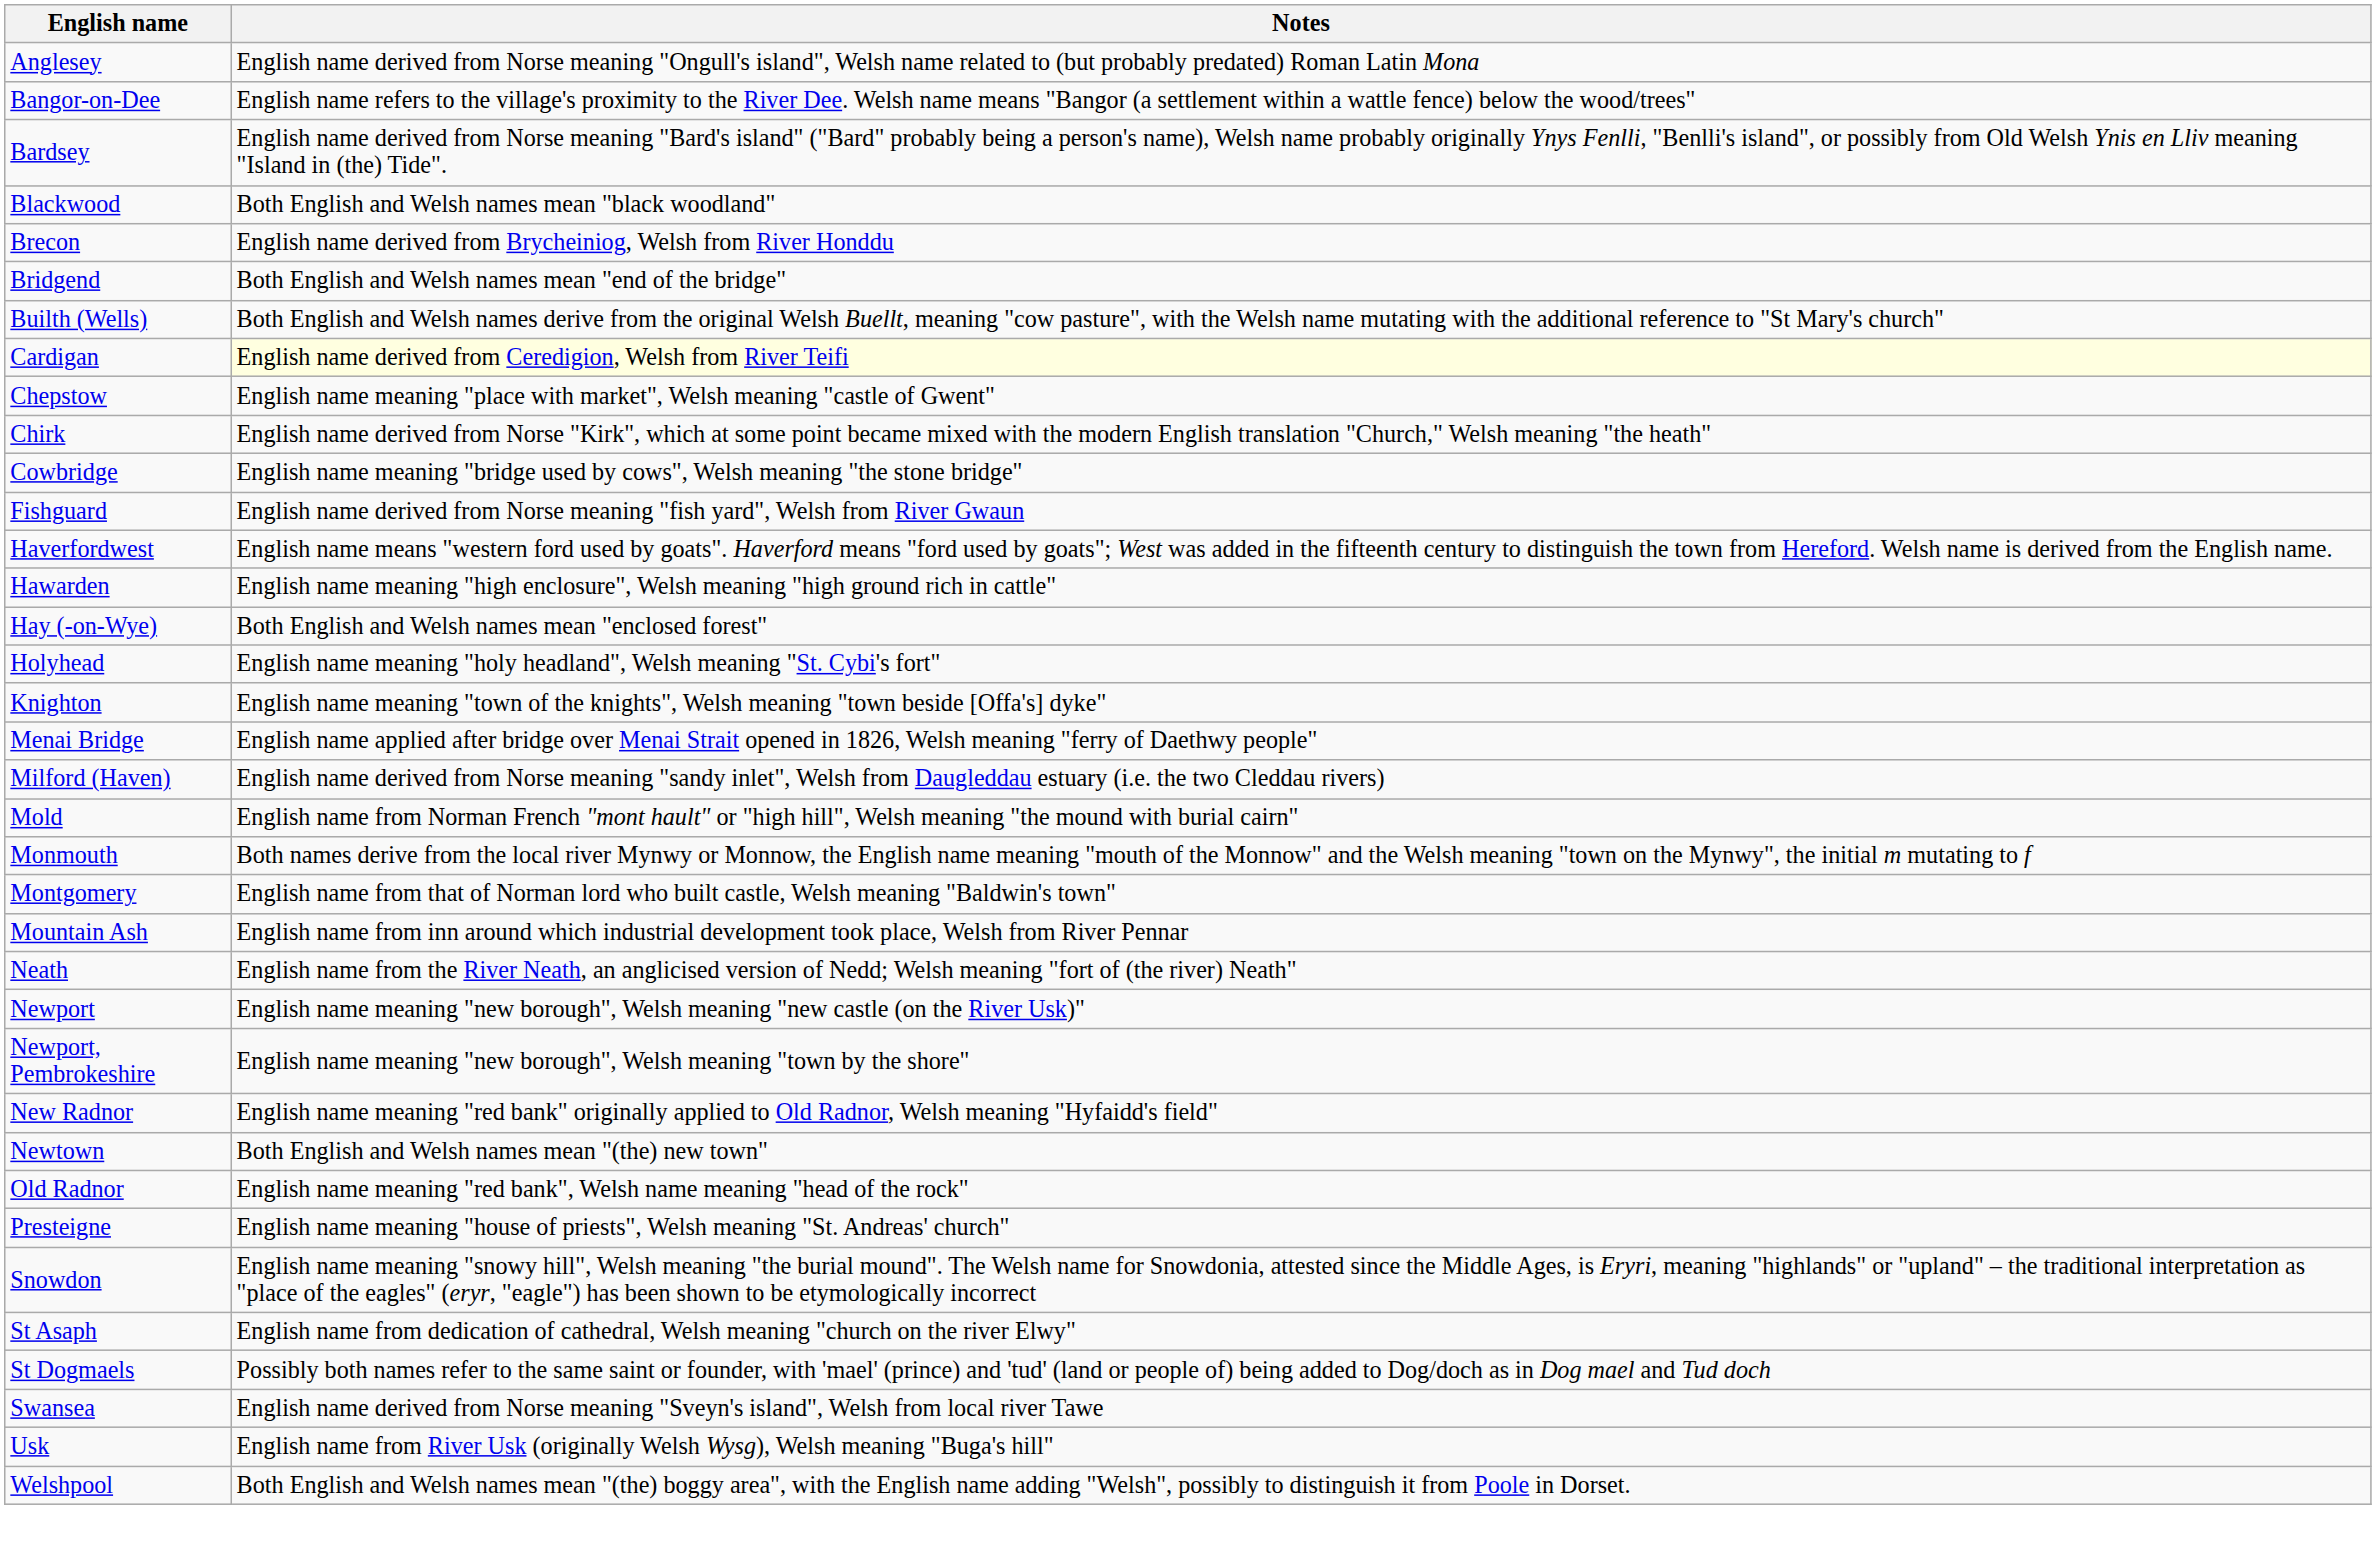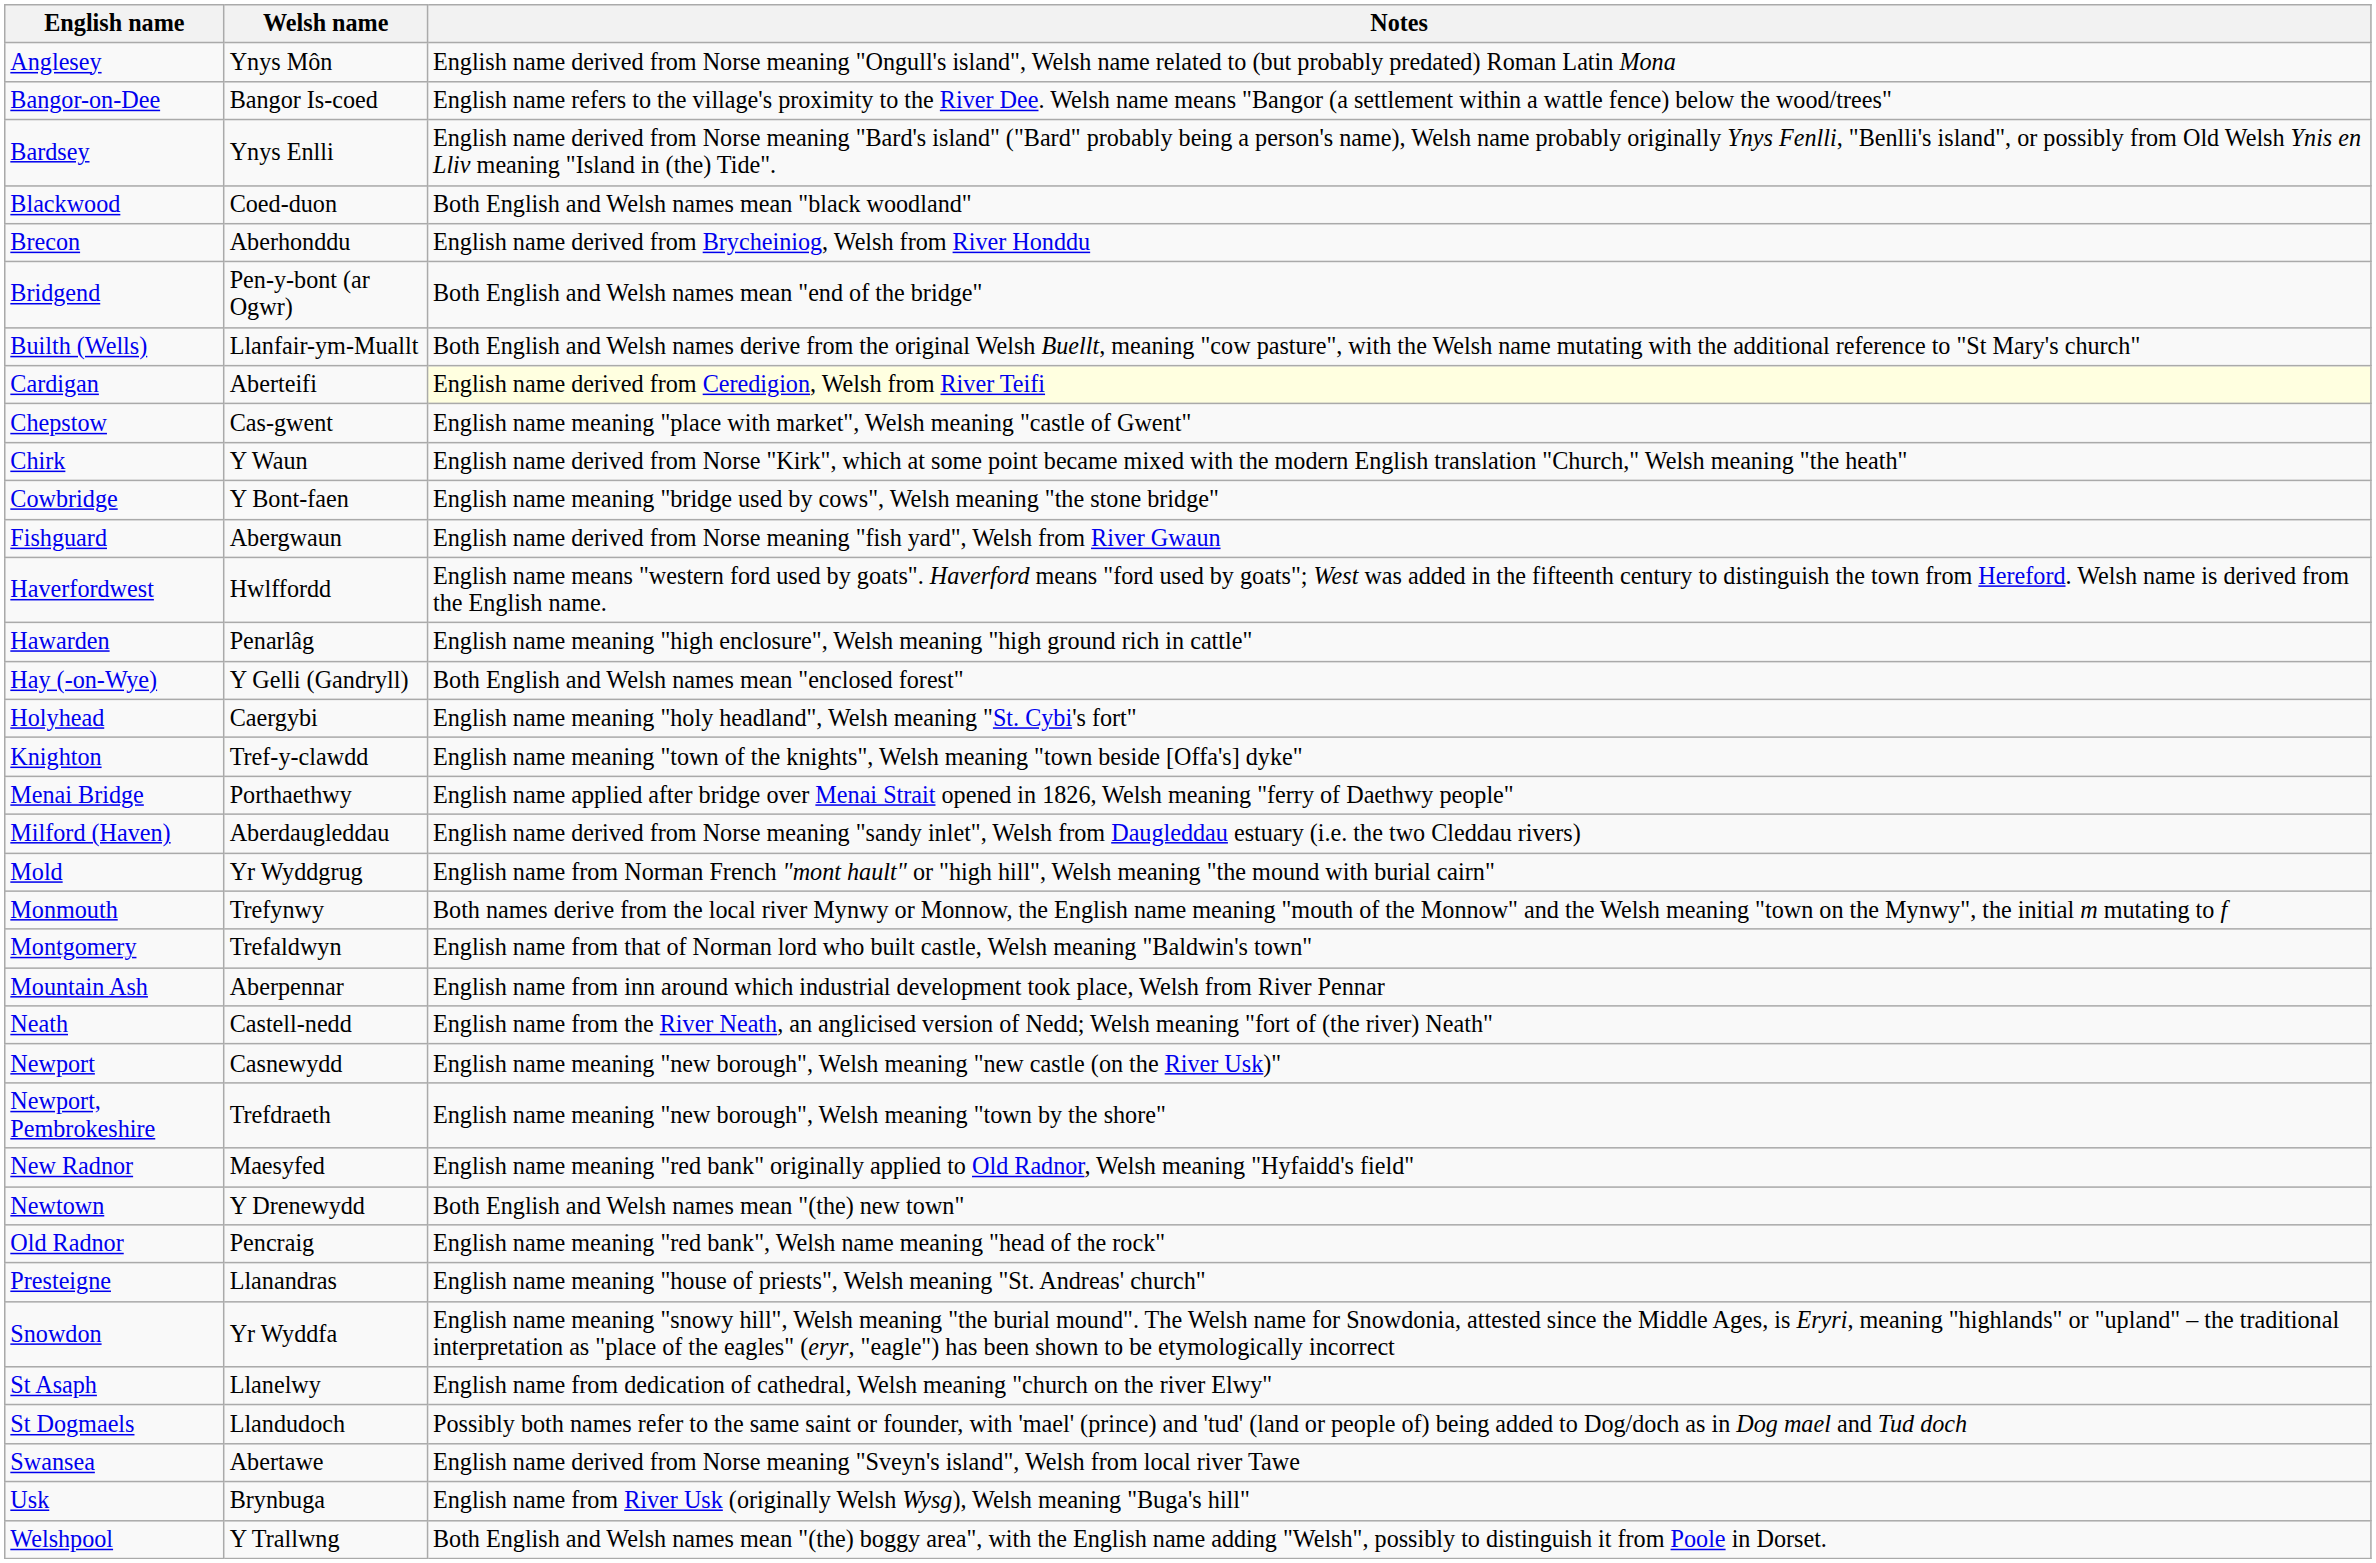+ column: (326, 23)
